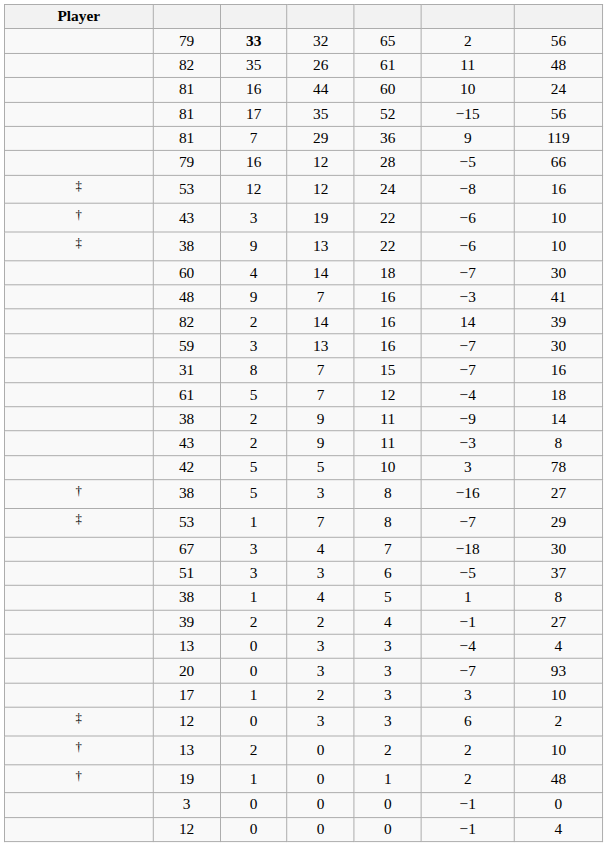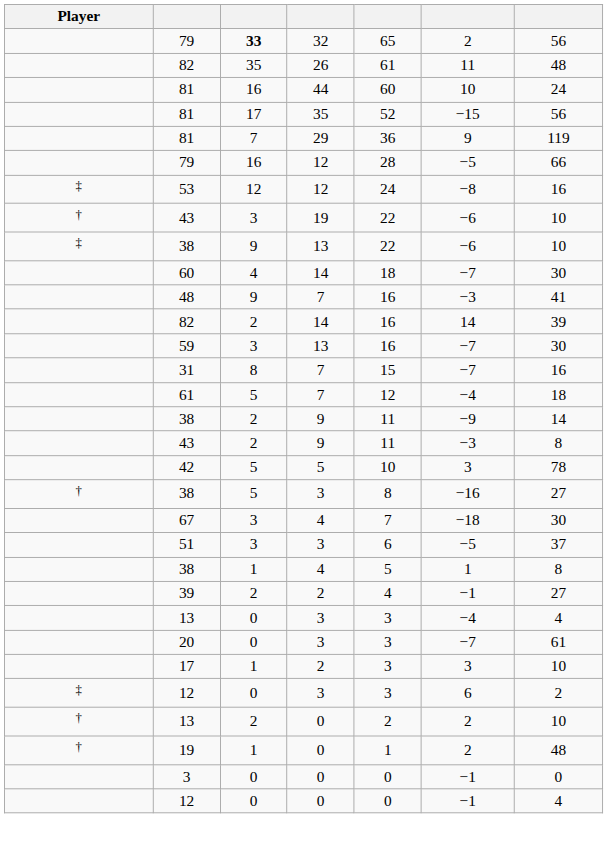- row: (187, 522)
(558, 670) 93 -> (558, 642) 61
